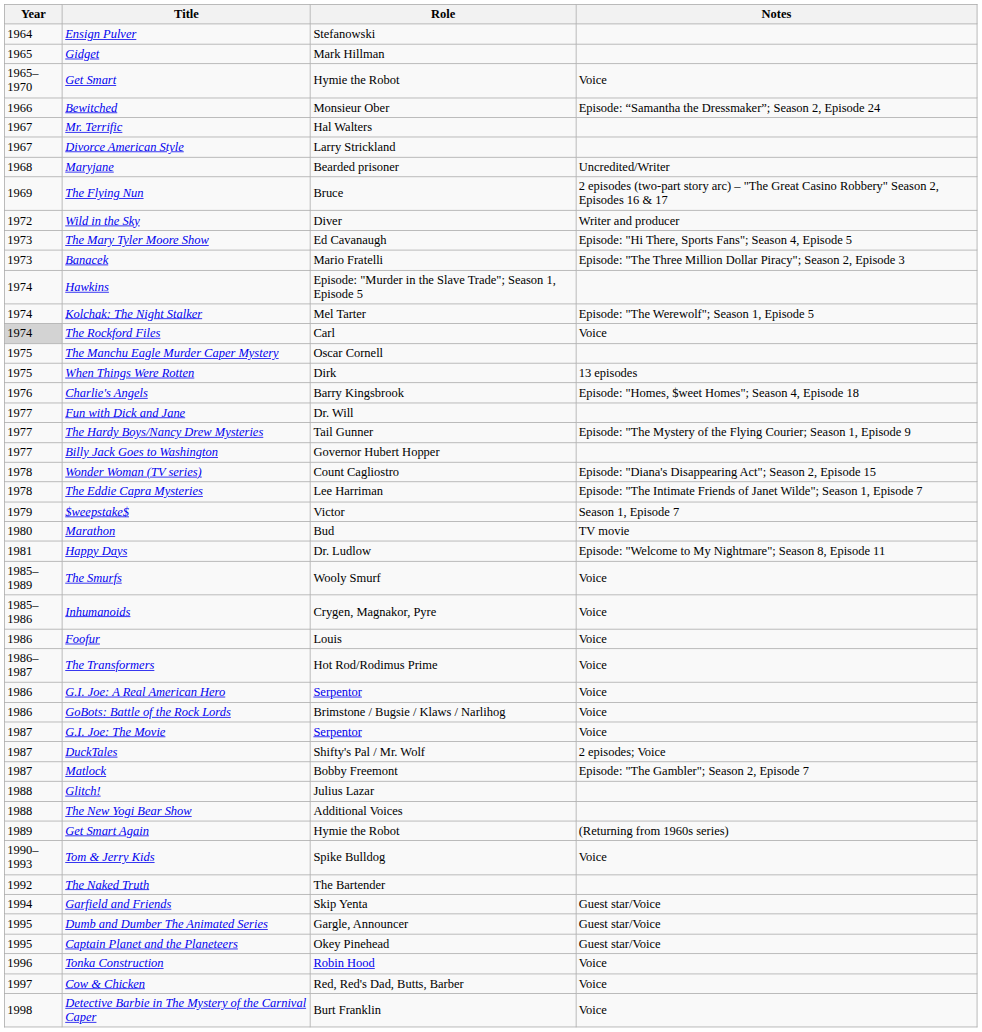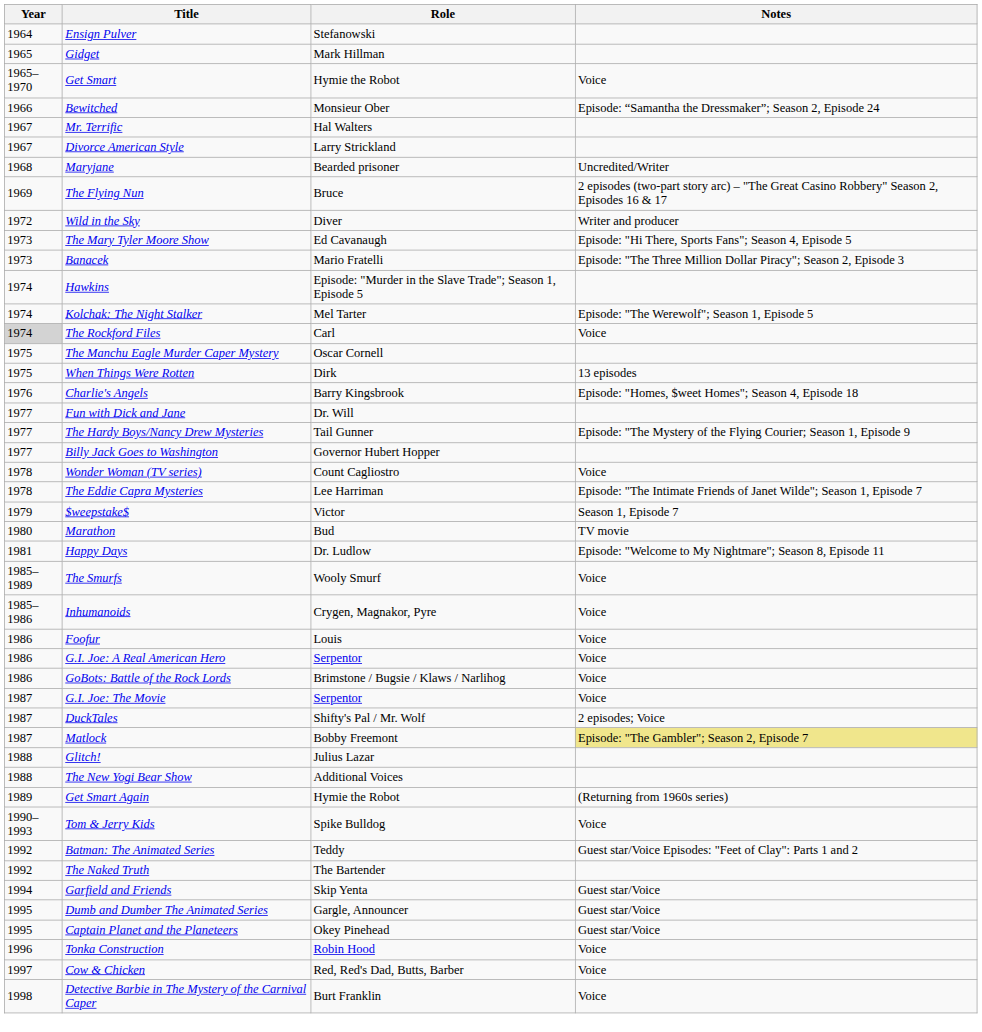(727, 472) Episode: "Diana's Disappearing Act"; Season 2, Episode 15 -> (592, 472) Voice
- row: (110, 665)
(694, 771) no background -> (693, 737) khaki background
+ row: (140, 850)
